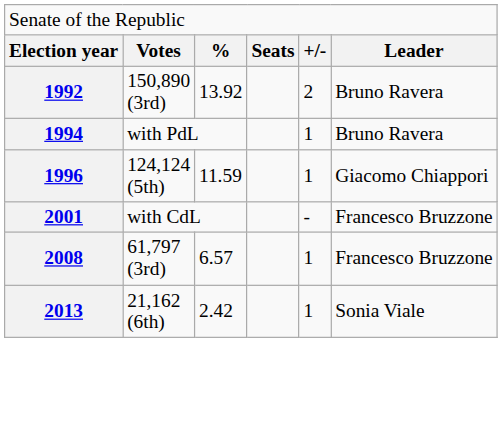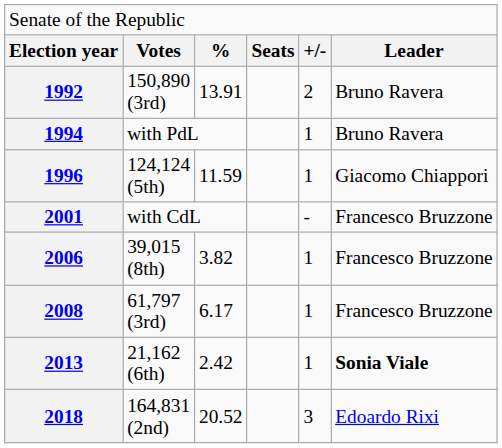(221, 92) 13.92 -> (221, 92) 13.91
+ row: (64, 258)
(216, 258) 6.57 -> (216, 311) 6.17
(380, 311) normal -> (382, 363) bold
+ row: (64, 415)
